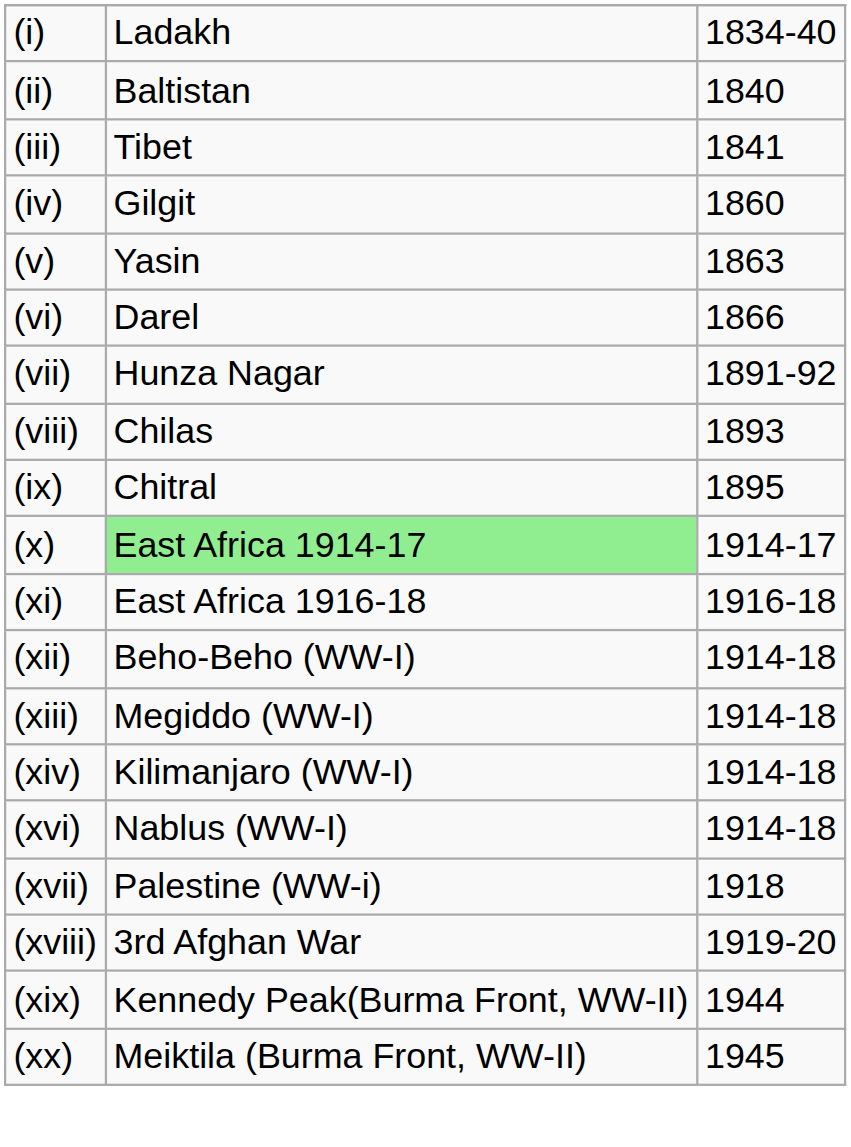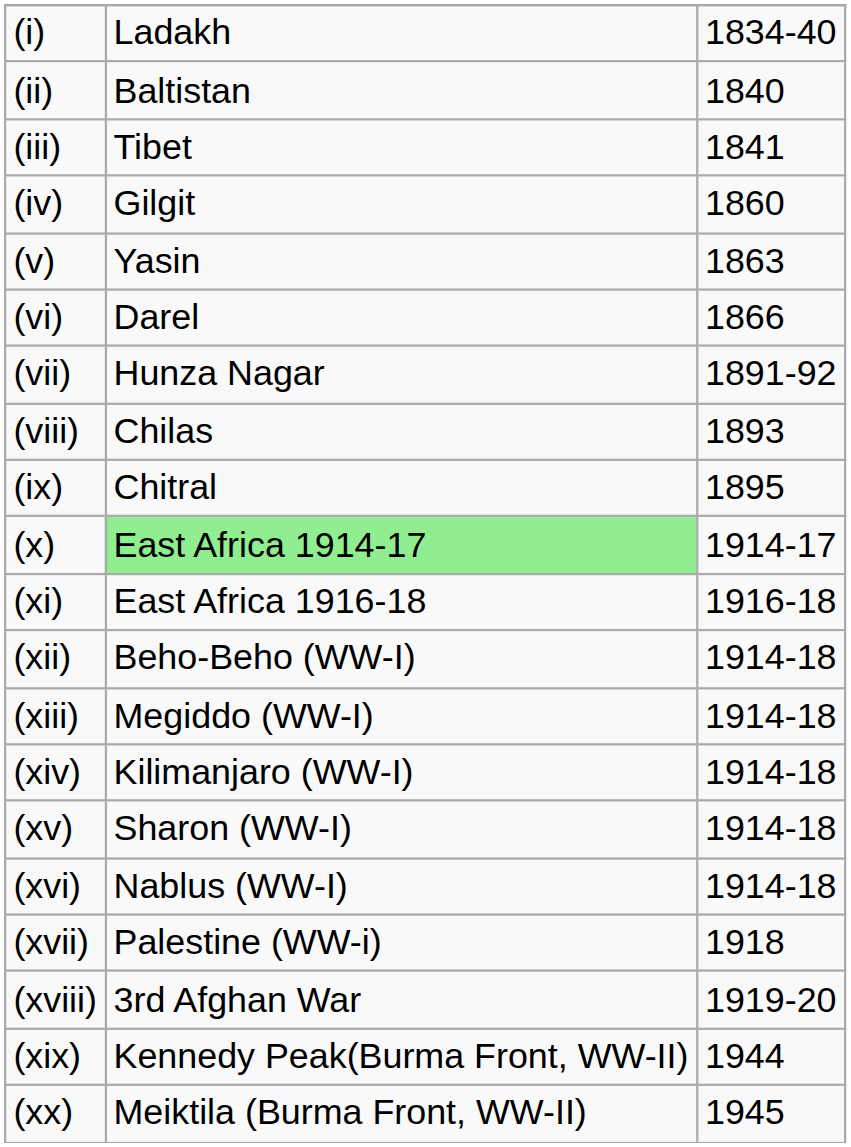+ row: (43, 828)
